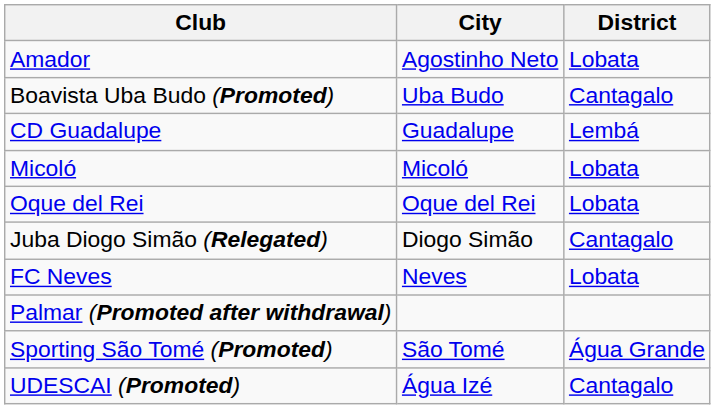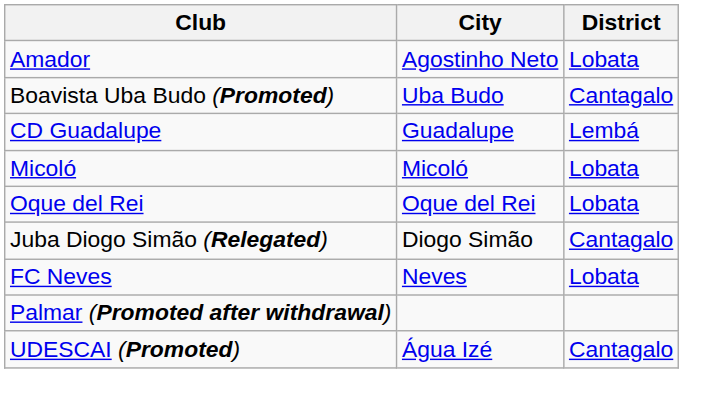- row: (171, 349)
